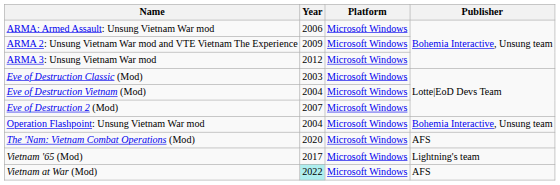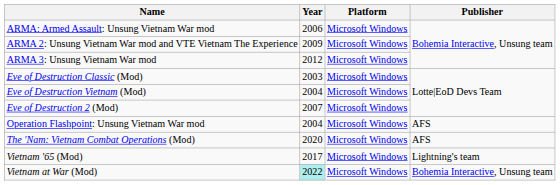(482, 124) Bohemia Interactive, Unsung team -> (421, 124) AFS
(421, 172) AFS -> (482, 172) Bohemia Interactive, Unsung team
